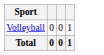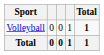+ column: (87, 12)
